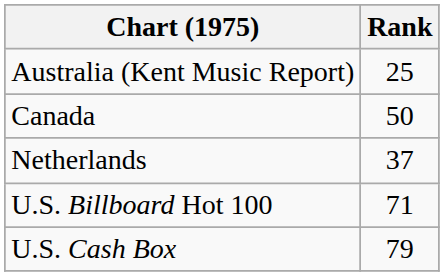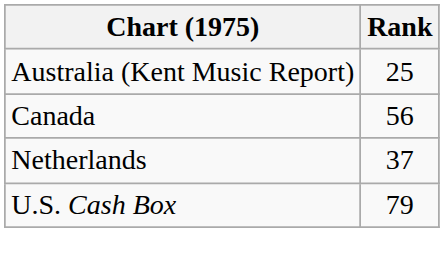(400, 115) 50 -> (400, 115) 56
- row: (142, 204)
